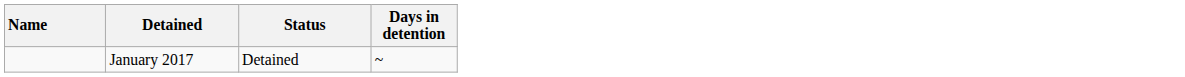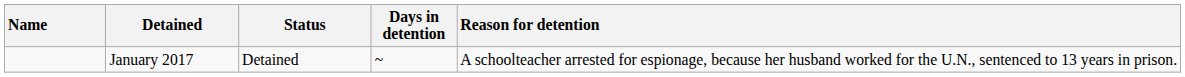+ column: (530, 25)
